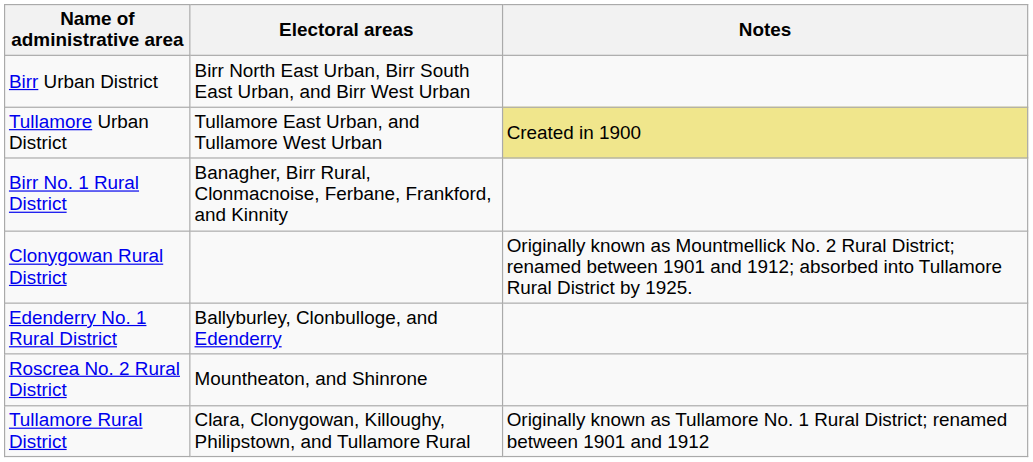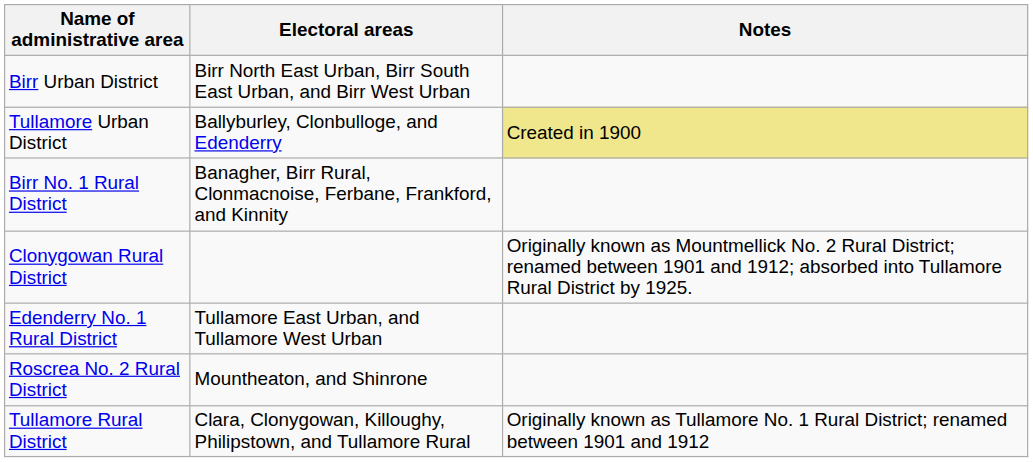(307, 132) Tullamore East Urban, and Tullamore West Urban -> (316, 132) Ballyburley, Clonbulloge, and Edenderry
(316, 328) Ballyburley, Clonbulloge, and Edenderry -> (307, 328) Tullamore East Urban, and Tullamore West Urban
